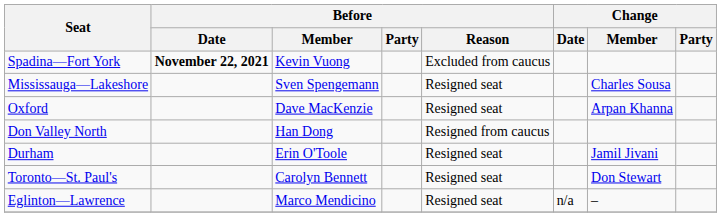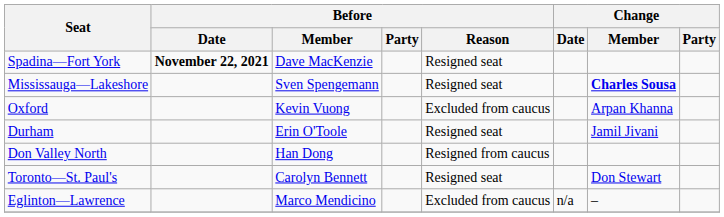(313, 62) Kevin Vuong -> (324, 62) Dave MacKenzie
(488, 62) Excluded from caucus -> (464, 62) Resigned seat
(631, 85) normal -> (634, 85) bold
(324, 108) Dave MacKenzie -> (313, 108) Kevin Vuong
(464, 108) Resigned seat -> (488, 108) Excluded from caucus
rows swapped: (57, 131) <-> (31, 154)
(464, 200) Resigned seat -> (488, 200) Excluded from caucus
